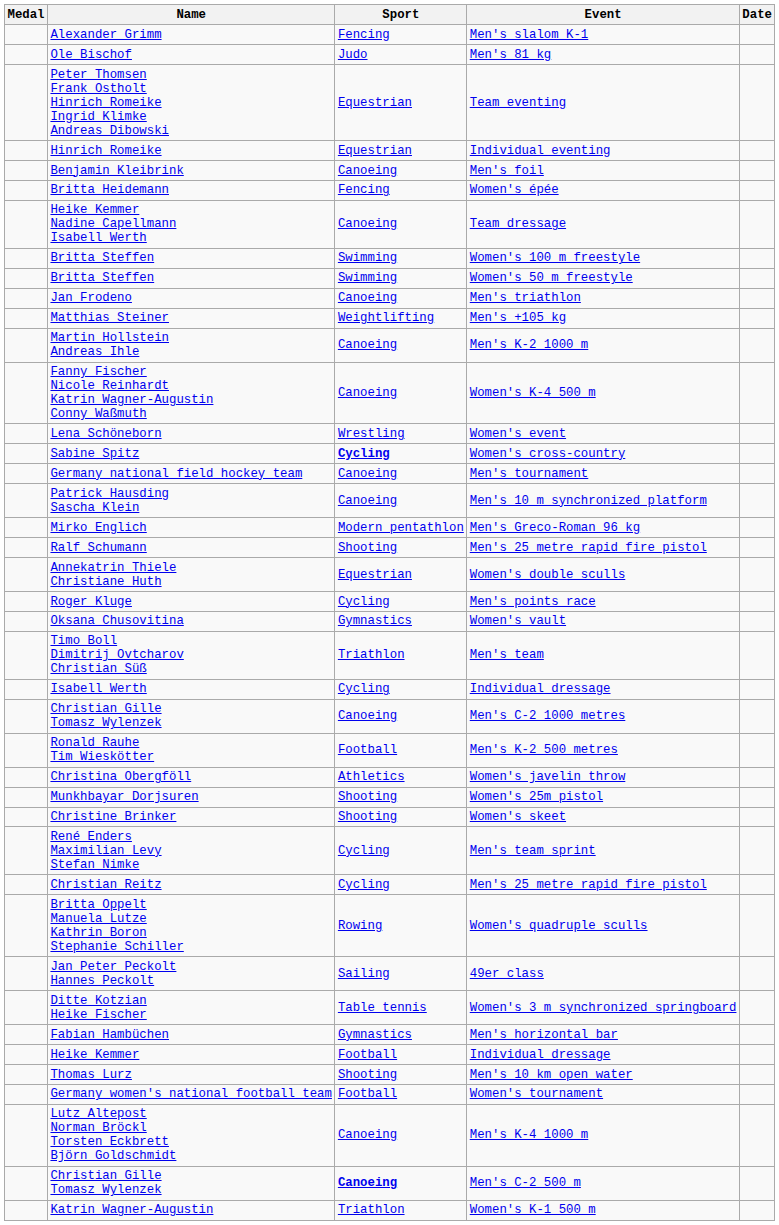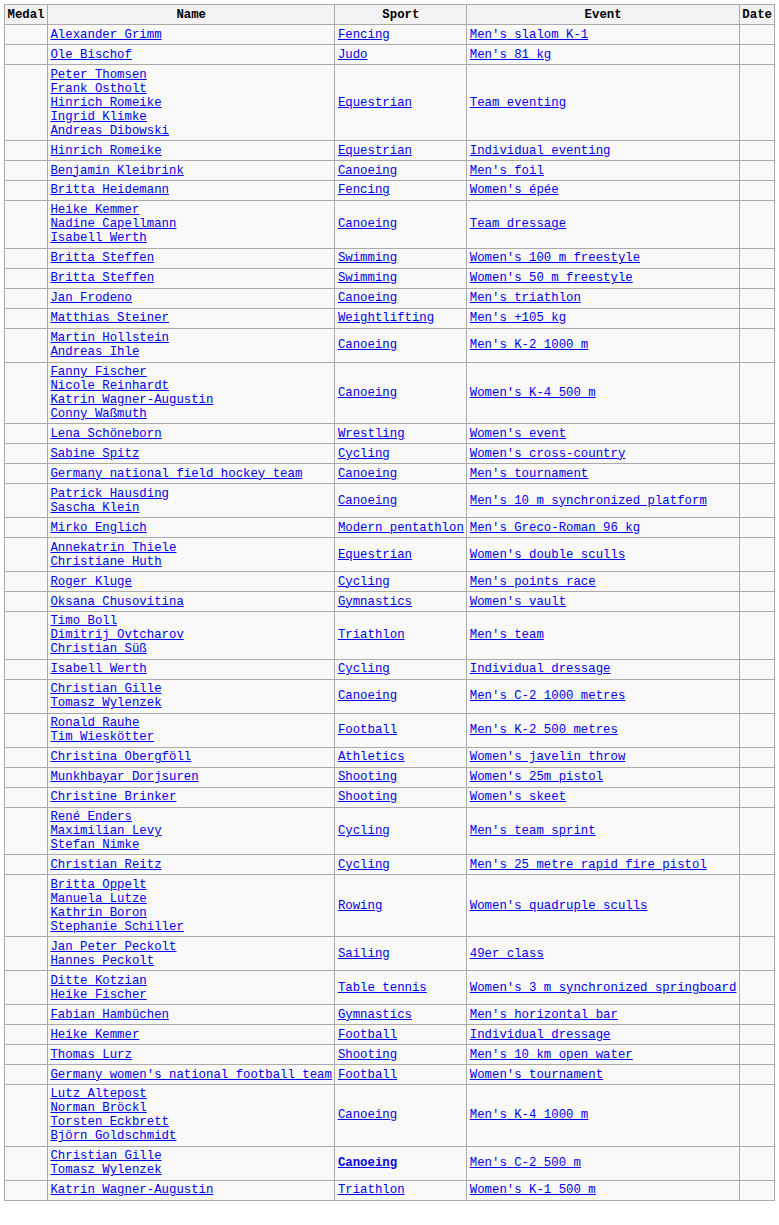(364, 454) bold -> (364, 454) normal
- row: (99, 548)
